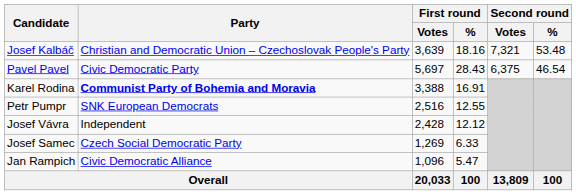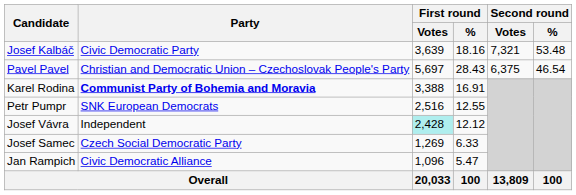(245, 50) Christian and Democratic Union – Czechoslovak People's Party -> (140, 50) Civic Democratic Party
(140, 69) Civic Democratic Party -> (245, 69) Christian and Democratic Union – Czechoslovak People's Party
(429, 124) no background -> (429, 124) paleturquoise background
